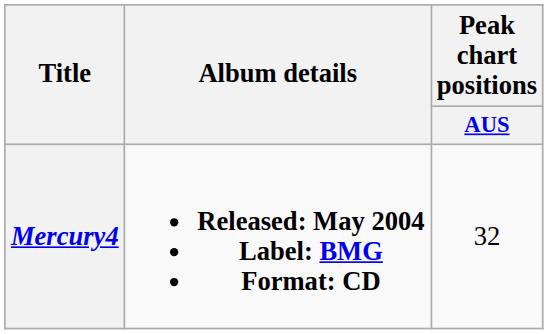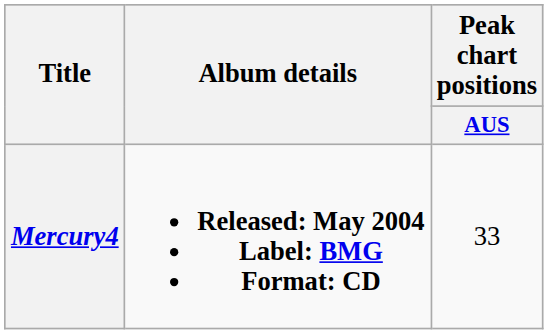(487, 236) 32 -> (487, 236) 33
